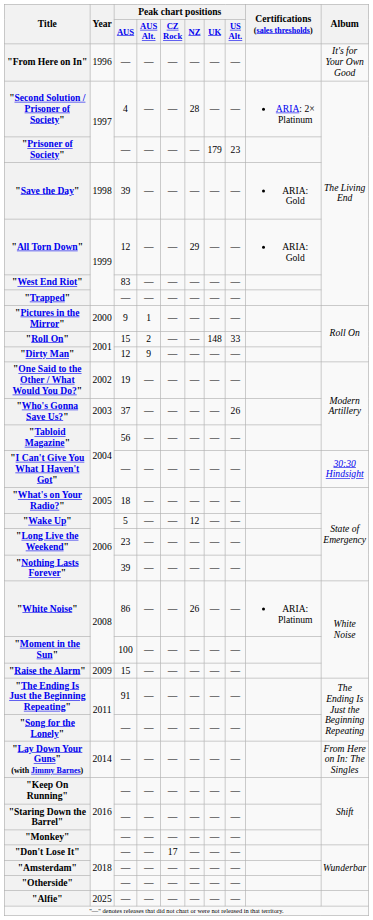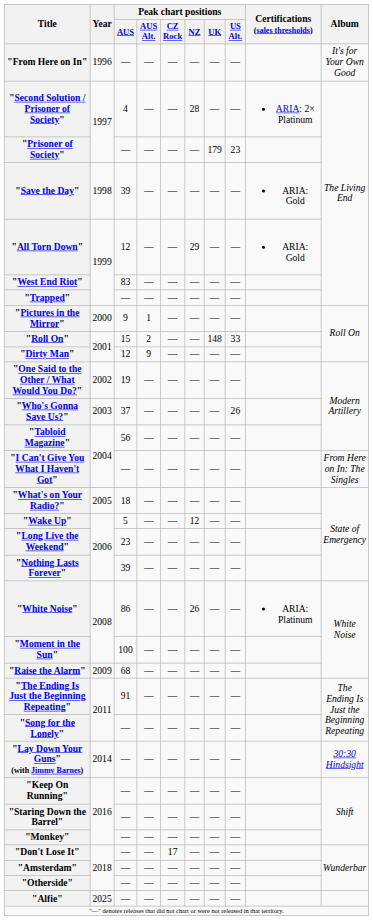(345, 469) 30:30 Hindsight -> (345, 469) From Here on In: The Singles
(126, 670) 15 -> (126, 670) 68
(345, 759) From Here on In: The Singles -> (345, 759) 30:30 Hindsight
